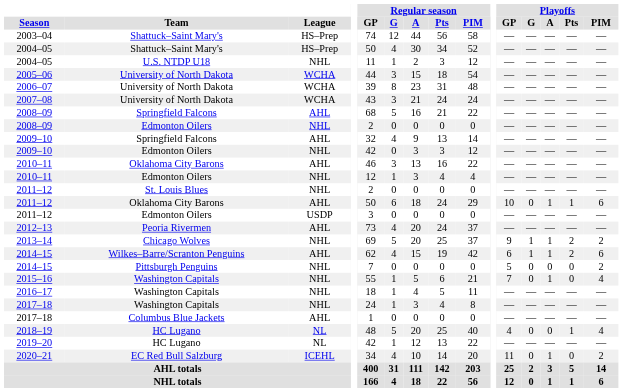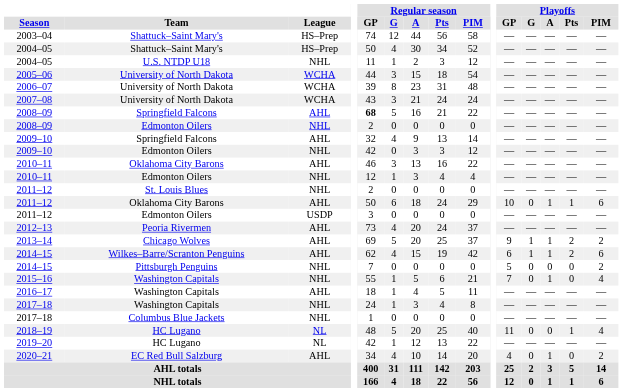(371, 112) normal -> (371, 112) bold
(320, 240) NHL -> (320, 240) AHL
(320, 292) NHL -> (320, 292) AHL
(320, 317) AHL -> (320, 317) NHL
(509, 330) 4 -> (509, 330) 11
(320, 356) ICEHL -> (320, 356) AHL
(509, 356) 11 -> (509, 356) 4
